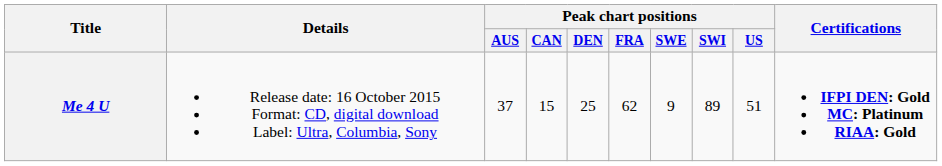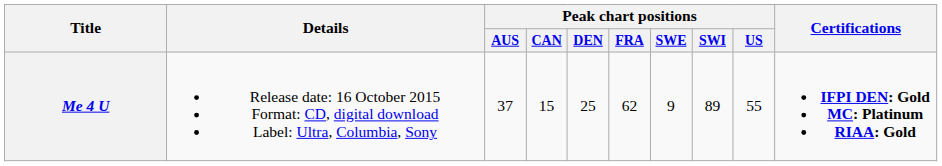(754, 106) 51 -> (754, 106) 55
